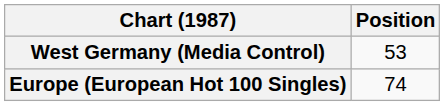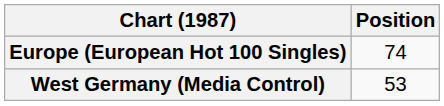rows swapped: (178, 84) <-> (178, 52)
